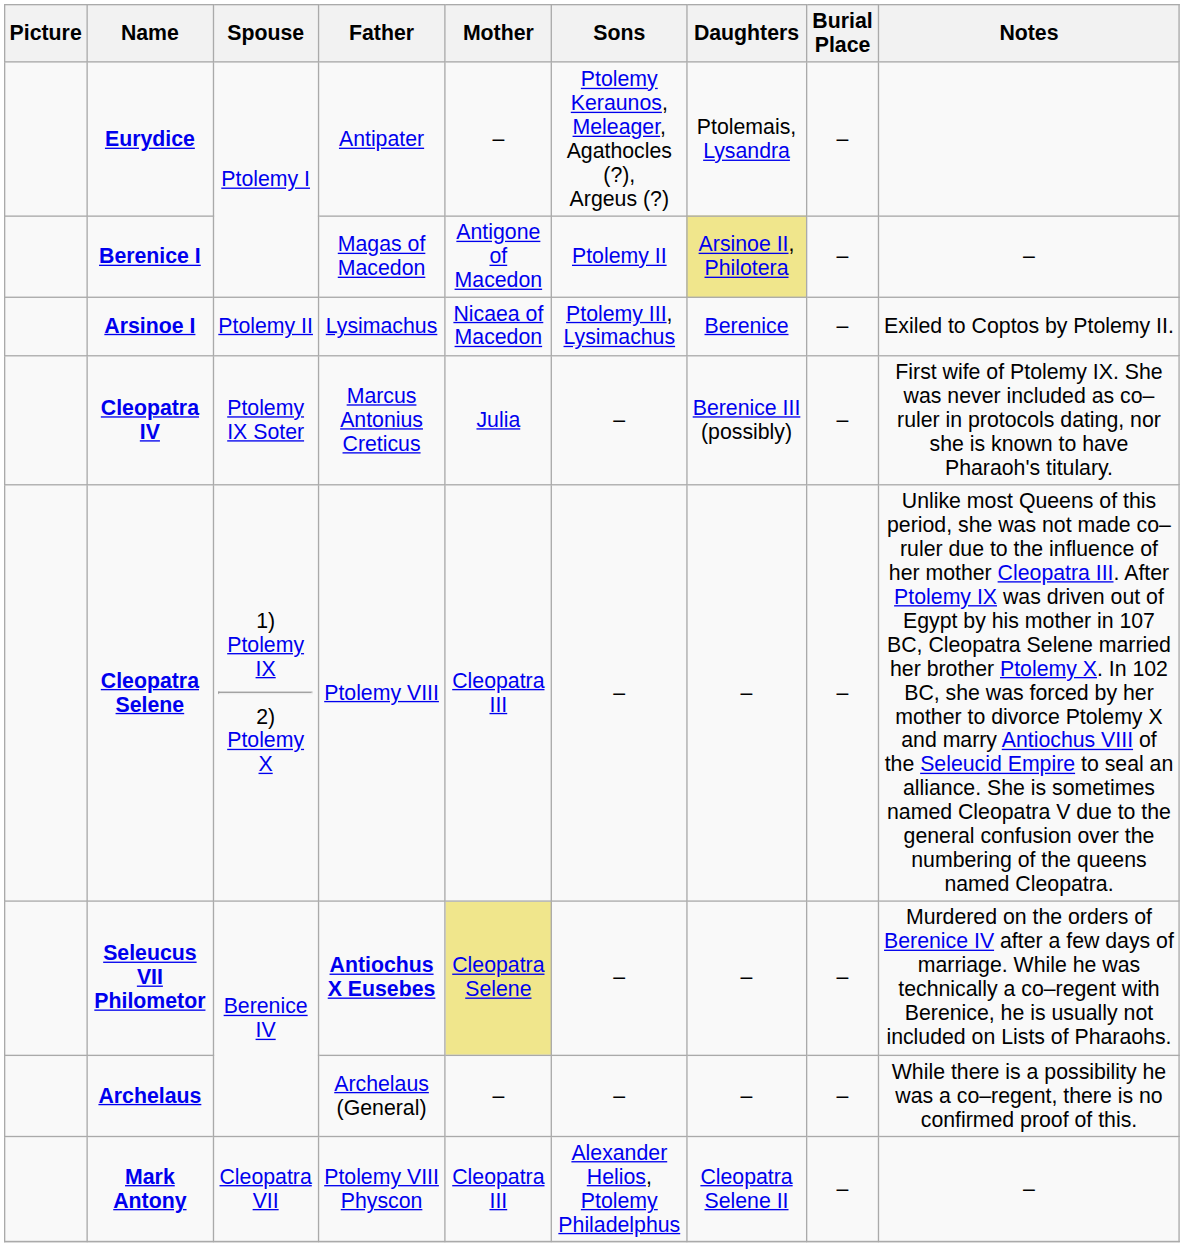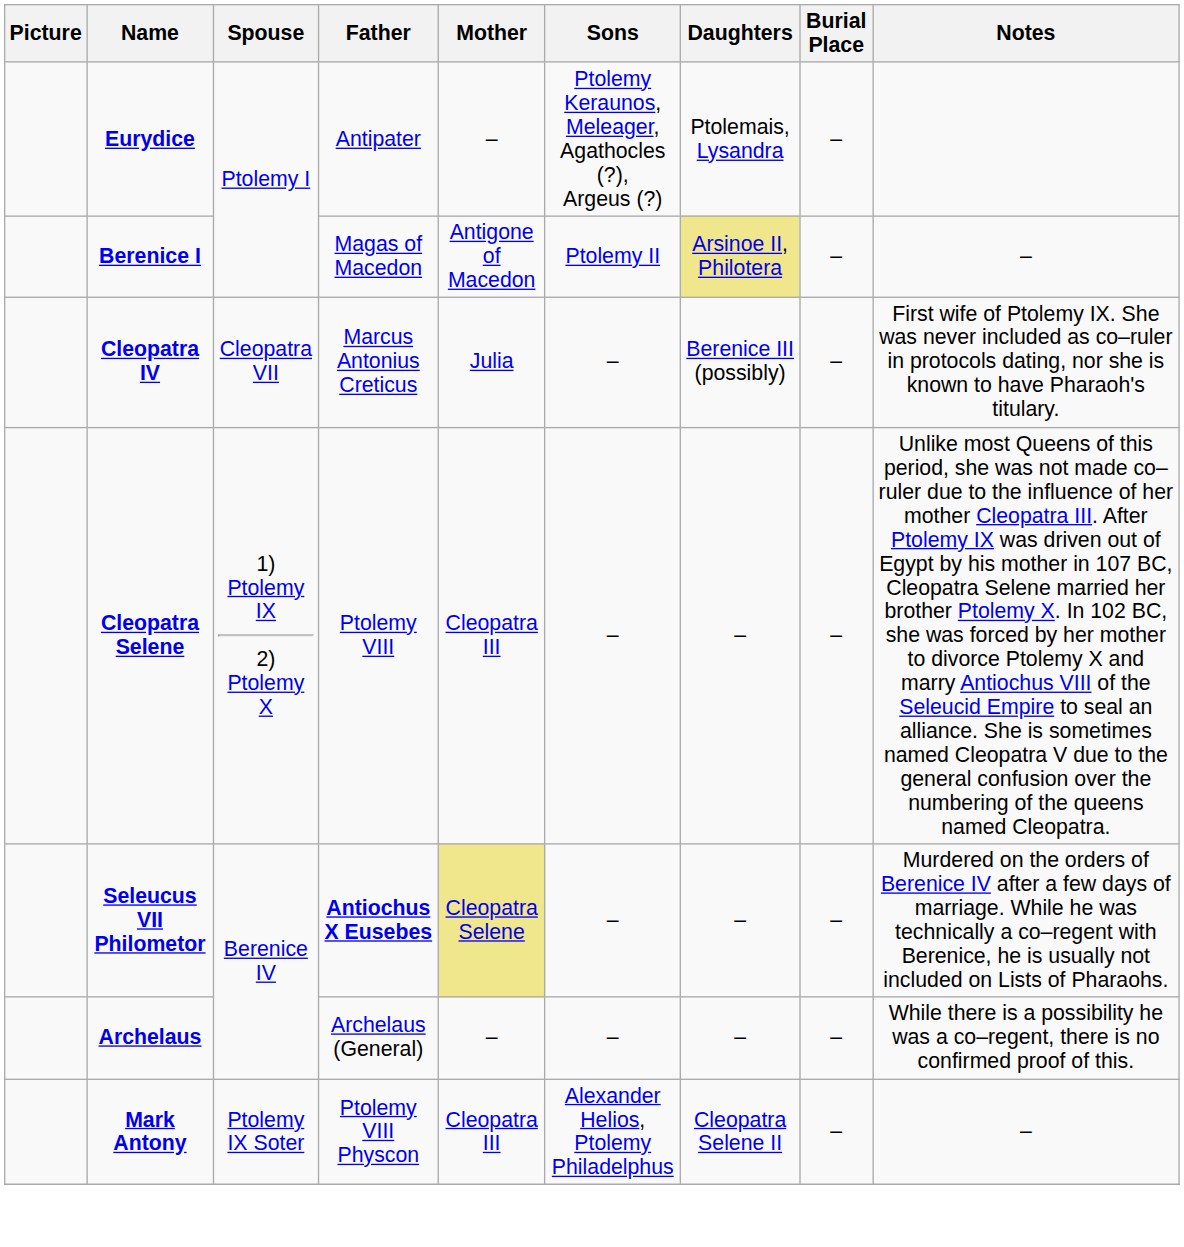- row: (150, 326)
(266, 419) Ptolemy IX Soter -> (266, 362) Cleopatra VII
(266, 1189) Cleopatra VII -> (266, 1131) Ptolemy IX Soter
